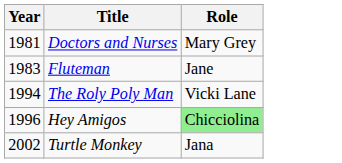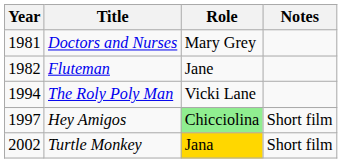+ column: (300, 17)
(24, 68) 1983 -> (24, 68) 1982
(24, 119) 1996 -> (24, 119) 1997
(199, 145) no background -> (199, 145) gold background
